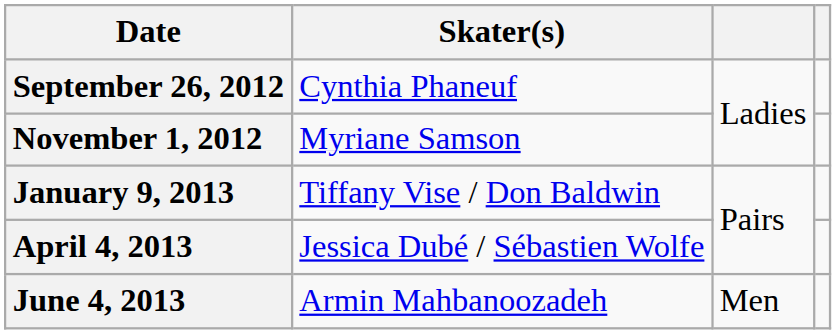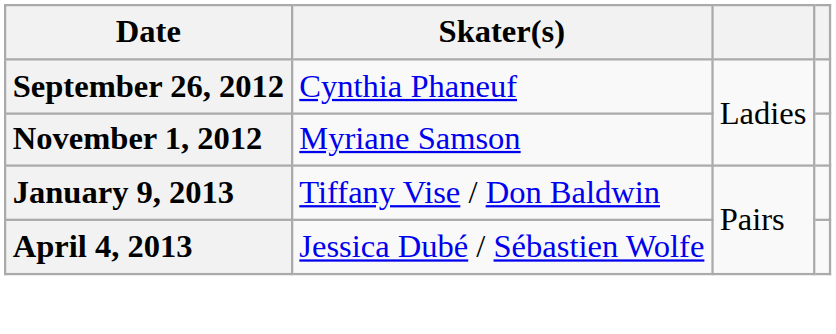- row: (99, 300)
